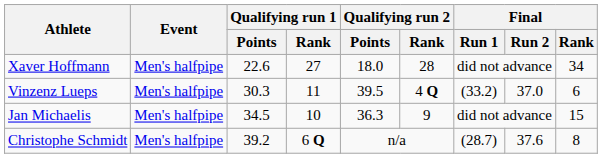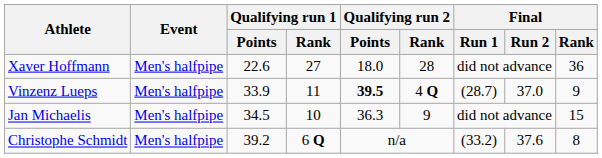(576, 66) 34 -> (576, 66) 36
(257, 91) 30.3 -> (257, 91) 33.9
(370, 91) normal -> (370, 91) bold
(479, 91) (33.2) -> (479, 91) (28.7)
(576, 91) 6 -> (576, 91) 9
(479, 140) (28.7) -> (479, 140) (33.2)
